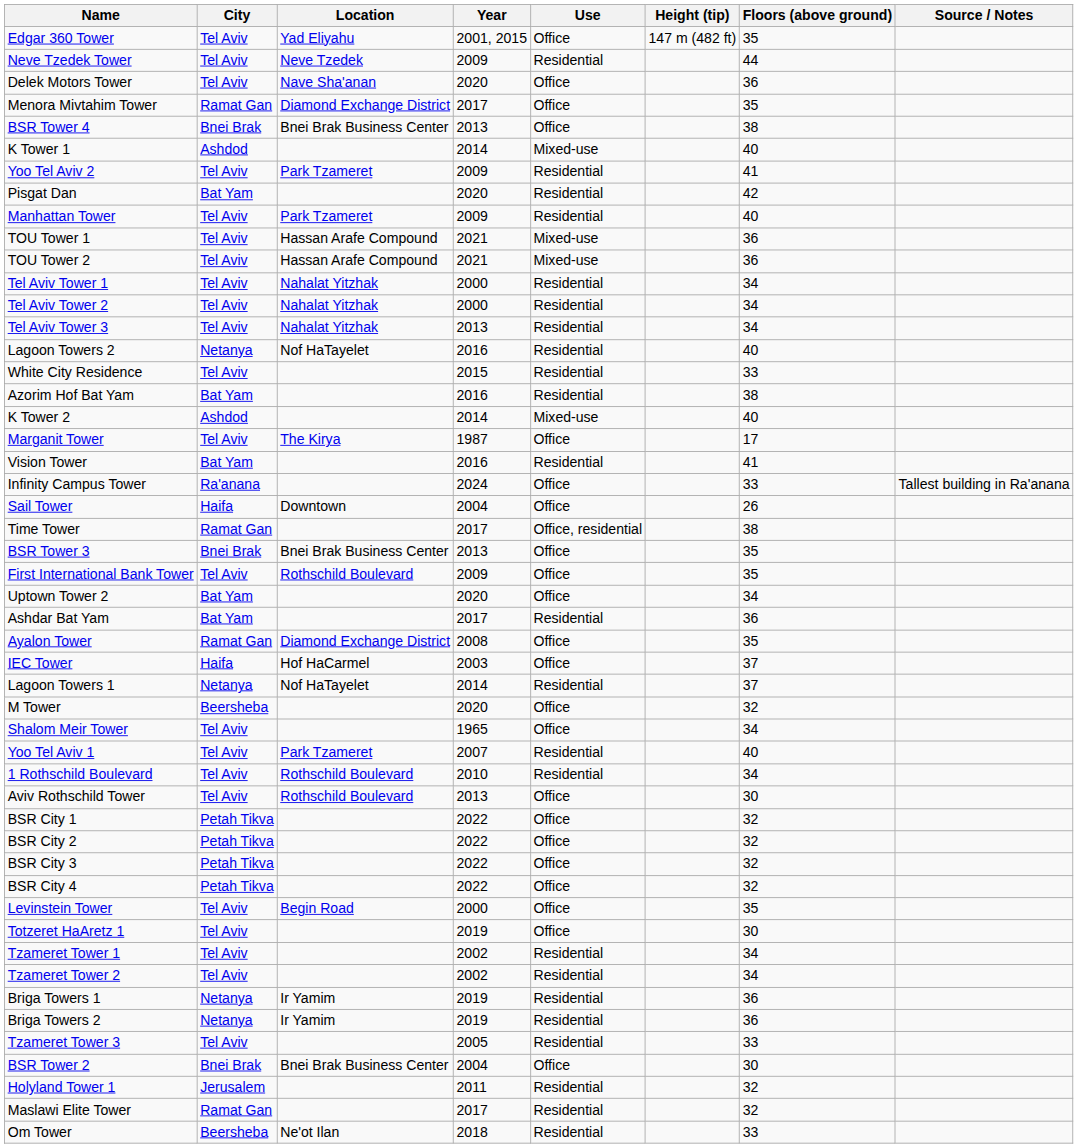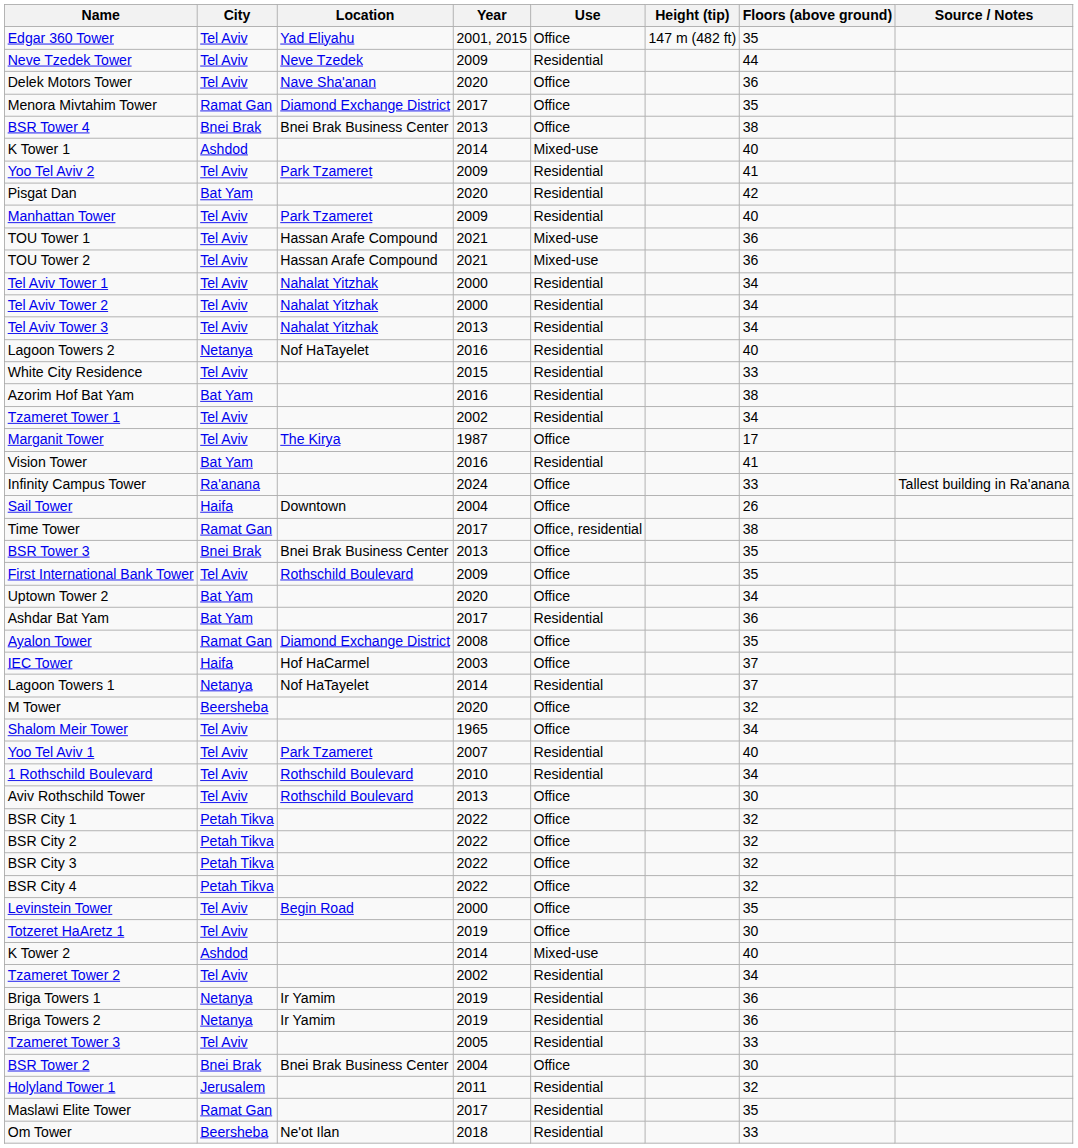rows swapped: (39, 417) <-> (64, 953)
(750, 1109) 32 -> (750, 1109) 35
